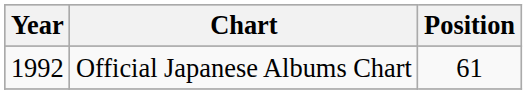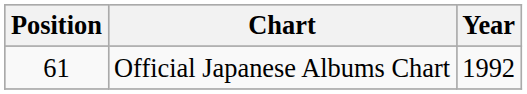columns swapped: (37, 25) <-> (470, 25)
